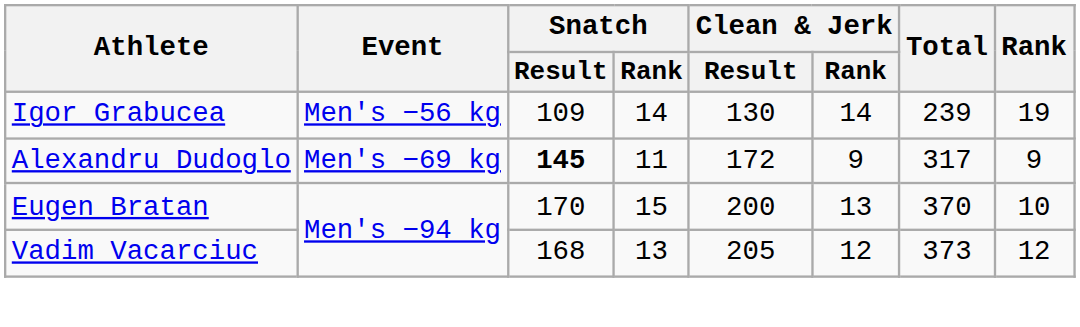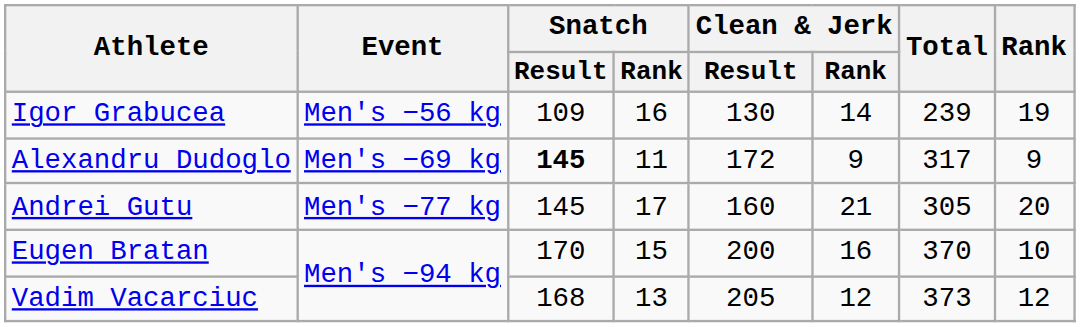(652, 115) 14 -> (652, 115) 16
+ row: (102, 207)
(856, 207) 13 -> (856, 253) 16
